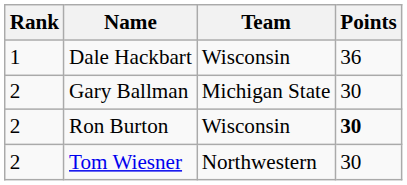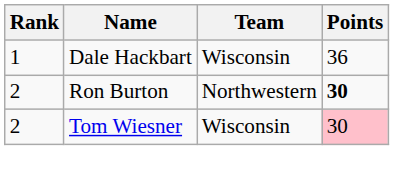- row: (129, 92)
(246, 127) Wisconsin -> (259, 92) Northwestern
(259, 161) Northwestern -> (246, 127) Wisconsin
(351, 161) no background -> (337, 127) pink background
